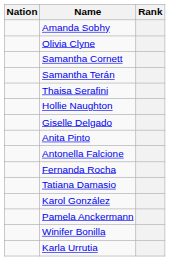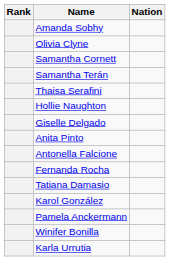columns swapped: (150, 12) <-> (22, 12)
